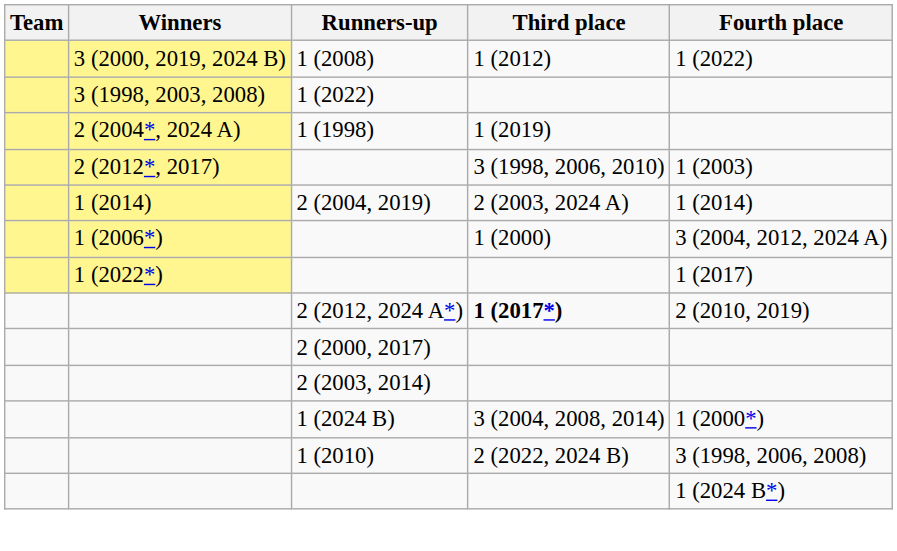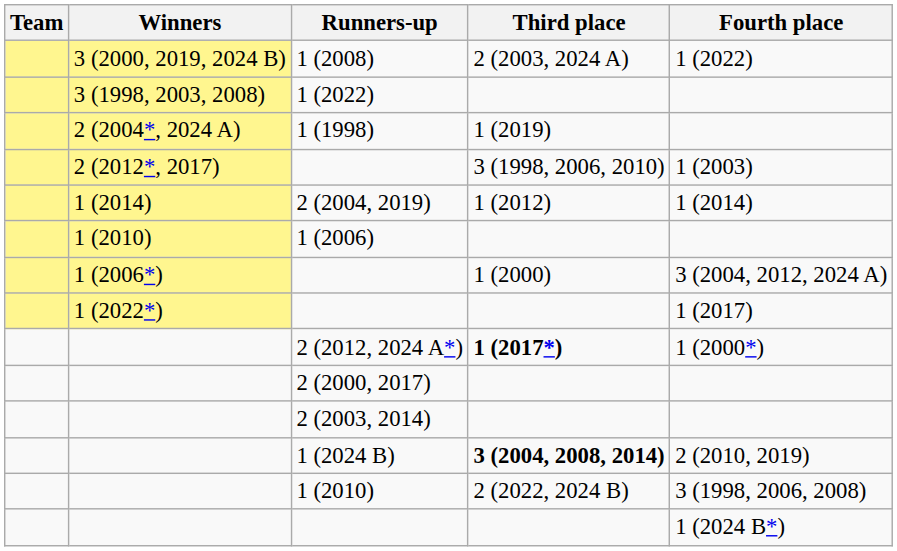(512, 58) 1 (2012) -> (551, 58) 2 (2003, 2024 A)
(551, 202) 2 (2003, 2024 A) -> (512, 202) 1 (2012)
+ row: (113, 238)
(742, 310) 2 (2010, 2019) -> (720, 346) 1 (2000*)
(569, 418) normal -> (569, 454) bold
(720, 418) 1 (2000*) -> (742, 454) 2 (2010, 2019)
